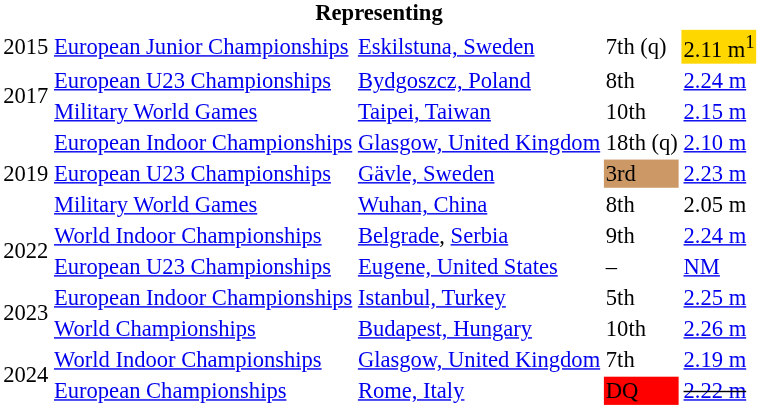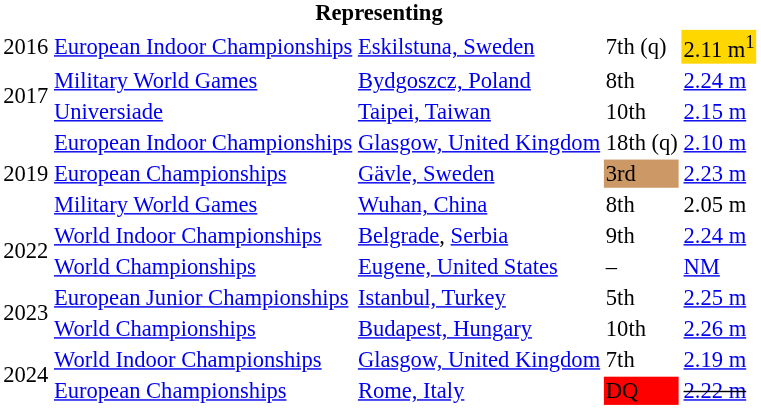(26, 46) 2015 -> (26, 46) 2016
(201, 46) European Junior Championships -> (203, 46) European Indoor Championships
(192, 80) European U23 Championships -> (156, 80) Military World Games
(156, 111) Military World Games -> (108, 111) Universiade
(192, 173) European U23 Championships -> (170, 173) European Championships
(192, 266) European U23 Championships -> (155, 266) World Championships
(203, 297) European Indoor Championships -> (201, 297) European Junior Championships
